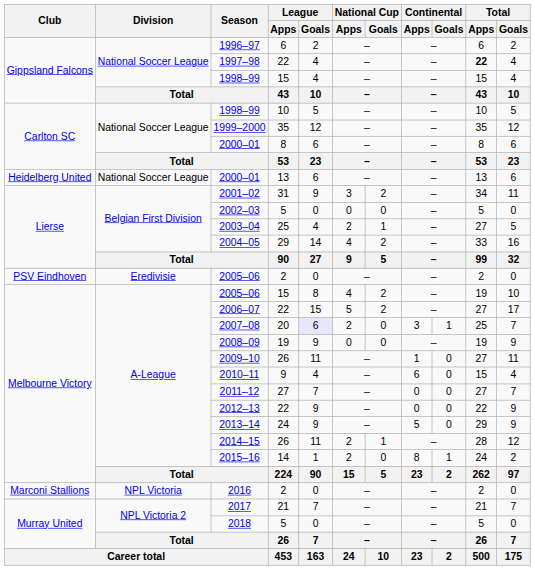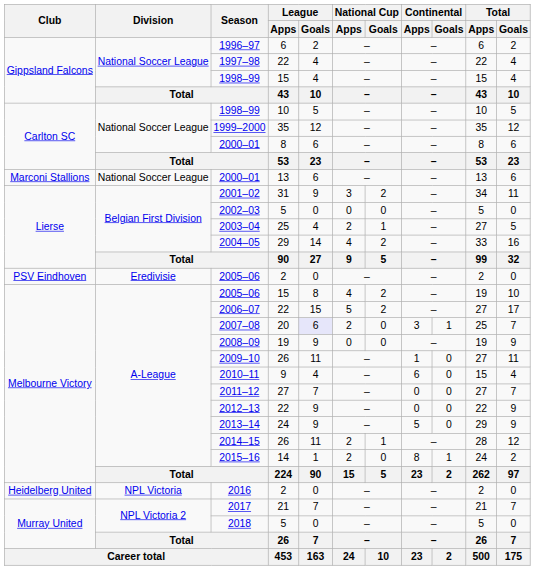(481, 62) bold -> (481, 62) normal
(50, 177) Heidelberg United -> (50, 177) Marconi Stallions
(50, 491) Marconi Stallions -> (50, 491) Heidelberg United
